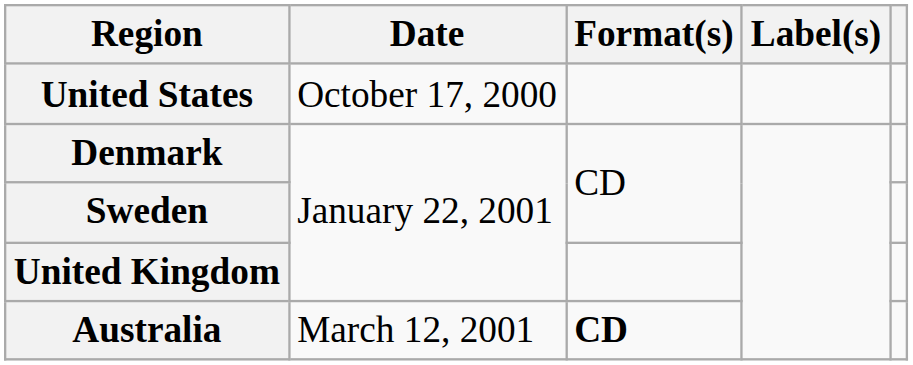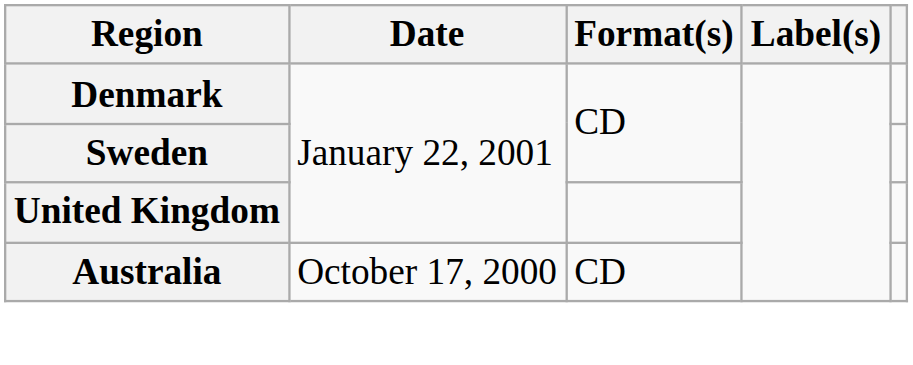- row: (147, 93)
(416, 329) March 12, 2001 -> (427, 270) October 17, 2000
(601, 329) bold -> (600, 270) normal
